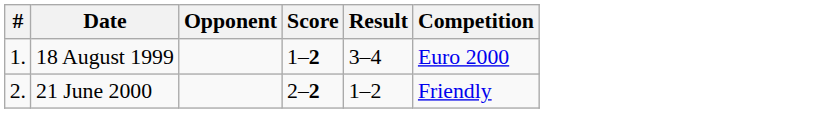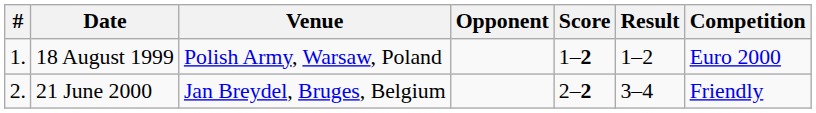+ column: (315, 21)
(365, 56) 3–4 -> (637, 56) 1–2
(365, 90) 1–2 -> (637, 90) 3–4
